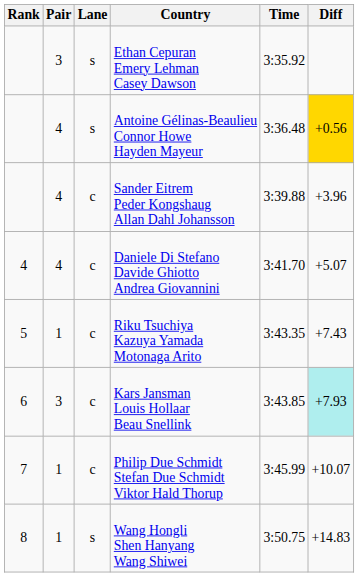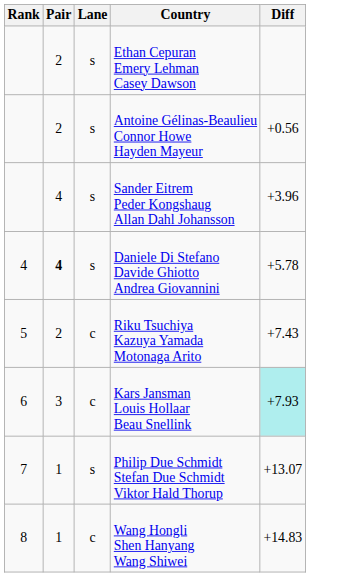- column: (284, 15)
(59, 60) 3 -> (59, 60) 2
(59, 128) 4 -> (59, 128) 2
(331, 128) gold background -> (283, 128) no background
(93, 196) c -> (93, 196) s
(59, 265) normal -> (59, 265) bold
(93, 265) c -> (93, 265) s
(331, 265) +5.07 -> (283, 265) +5.78
(59, 333) 1 -> (59, 333) 2
(93, 470) c -> (93, 470) s
(331, 470) +10.07 -> (283, 470) +13.07
(93, 538) s -> (93, 538) c
